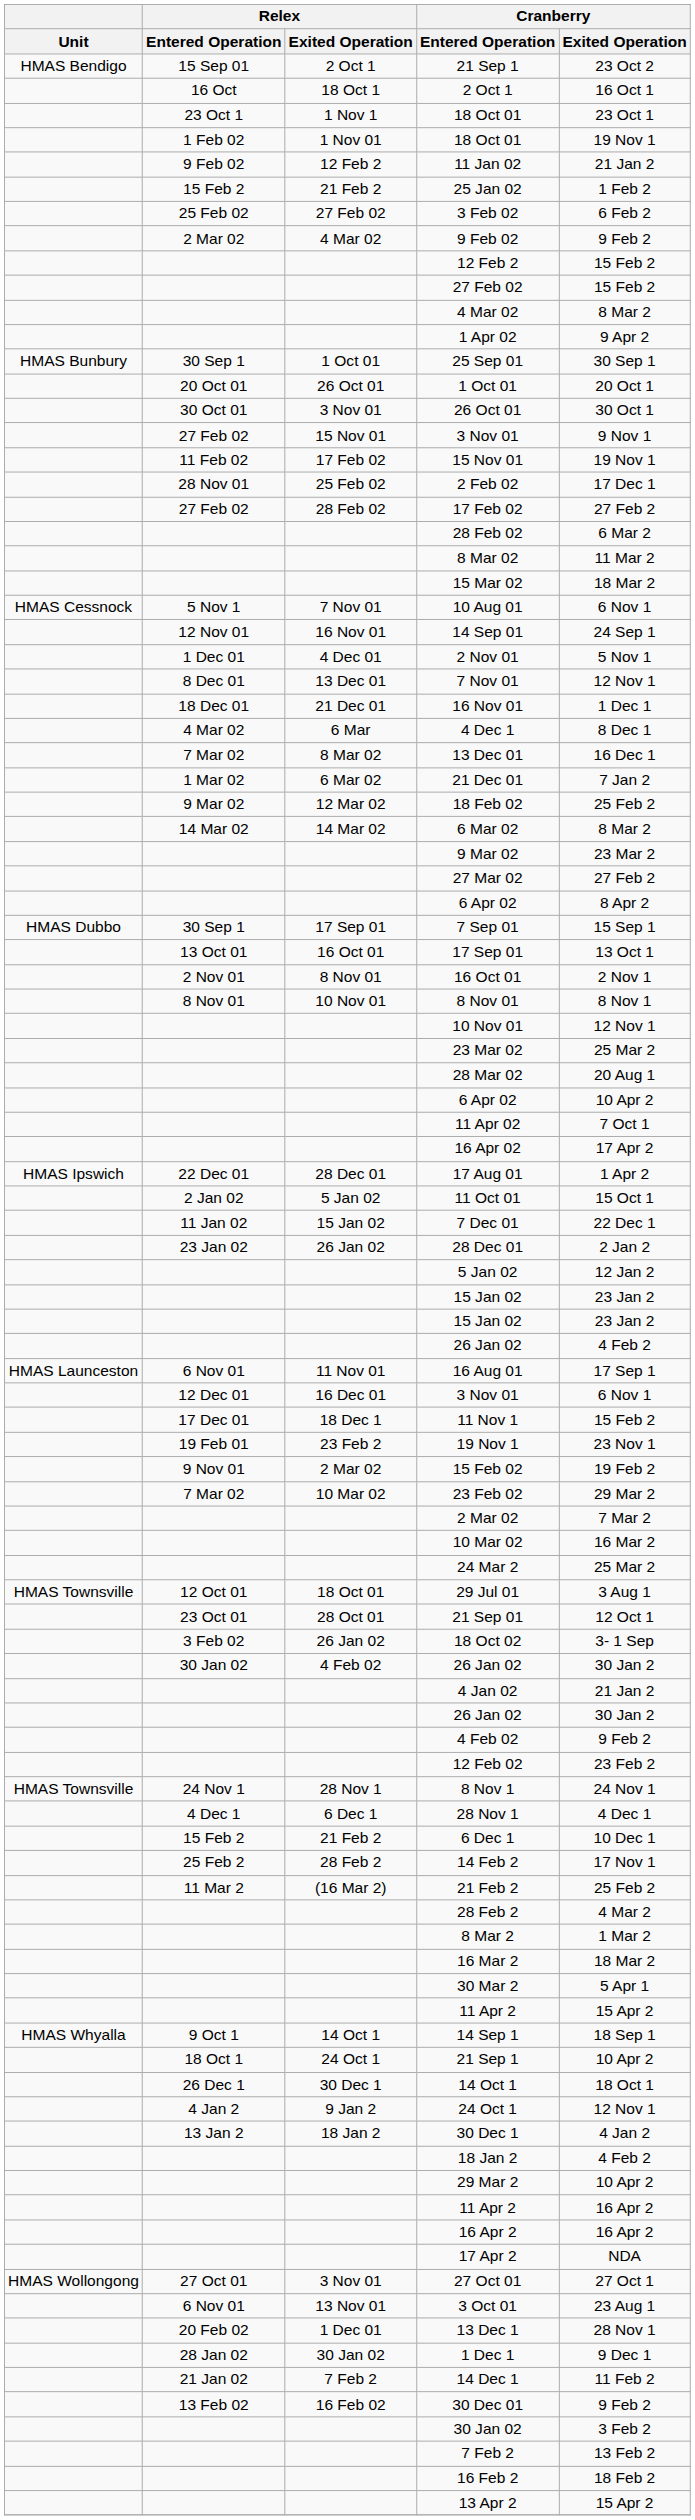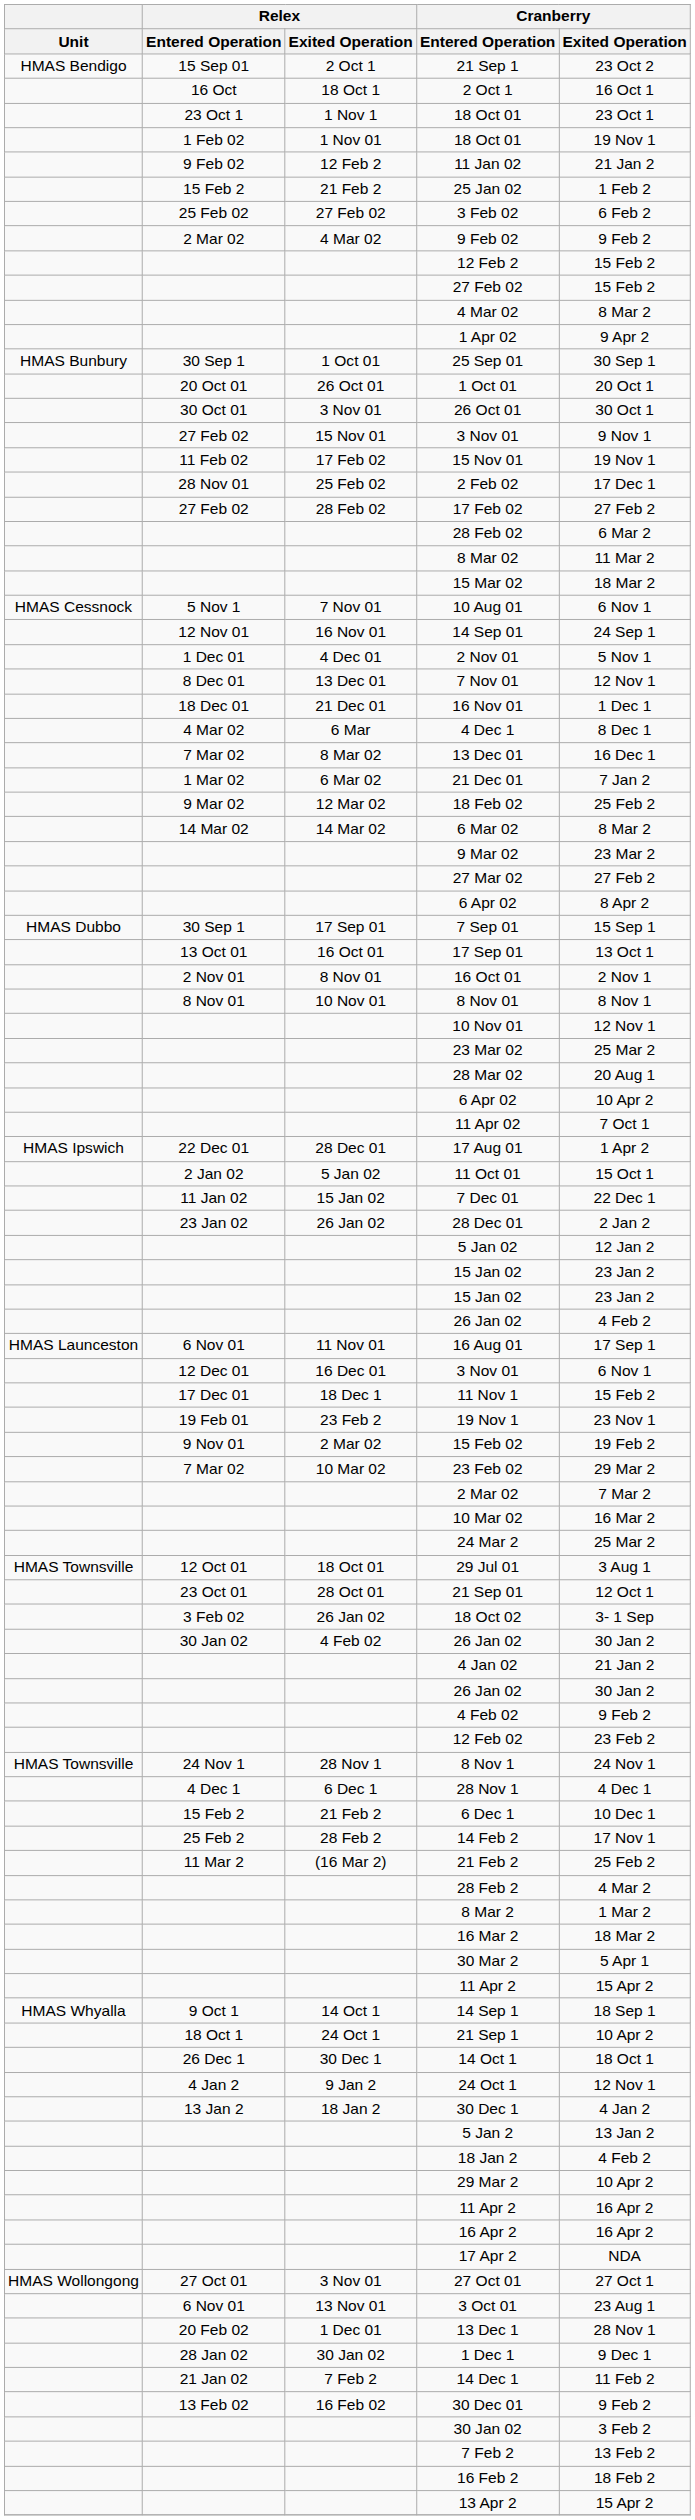- row: (351, 1149)
+ row: (351, 2134)
